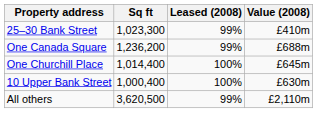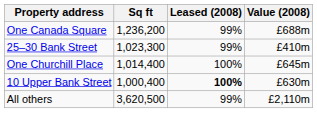rows swapped: (57, 47) <-> (52, 30)
(228, 82) normal -> (228, 82) bold
